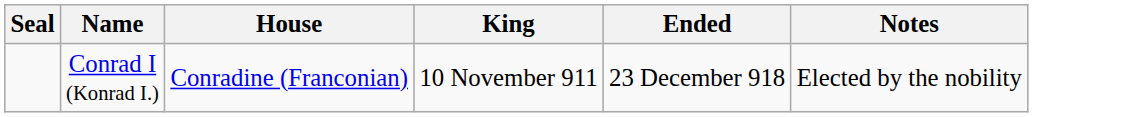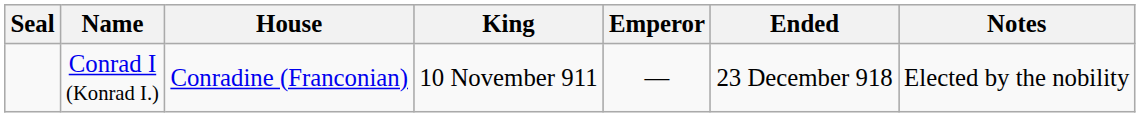+ column: (657, 24)
